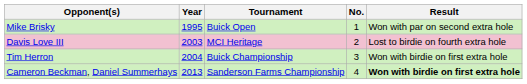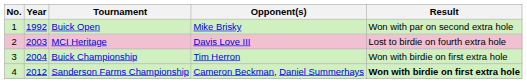columns swapped: (356, 12) <-> (92, 12)
(192, 27) 1995 -> (37, 27) 1992
(192, 72) 2013 -> (37, 72) 2012
